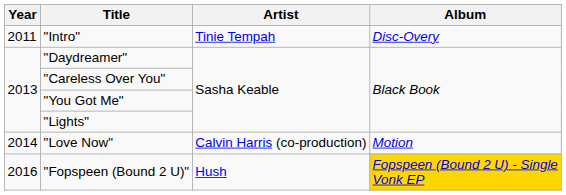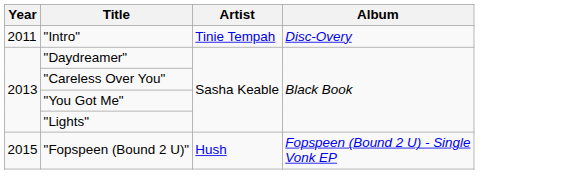- row: (78, 143)
(22, 171) 2016 -> (22, 150) 2015
(465, 171) gold background -> (378, 150) no background
